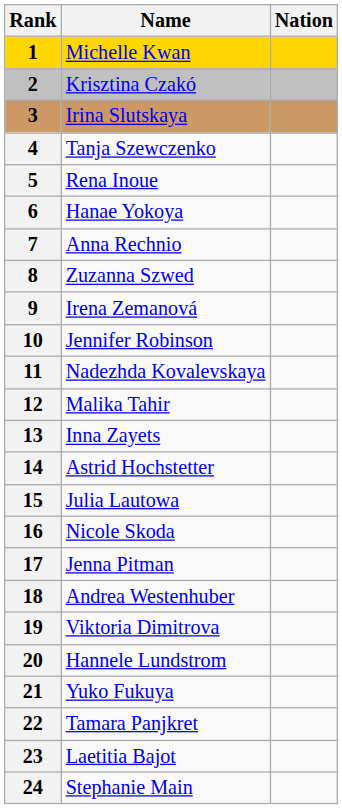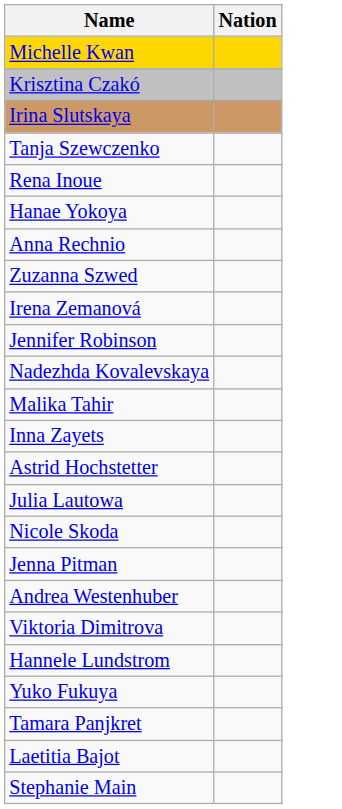- column: (33, 20)
